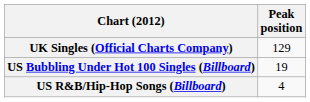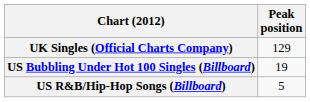(281, 86) 4 -> (281, 86) 5
